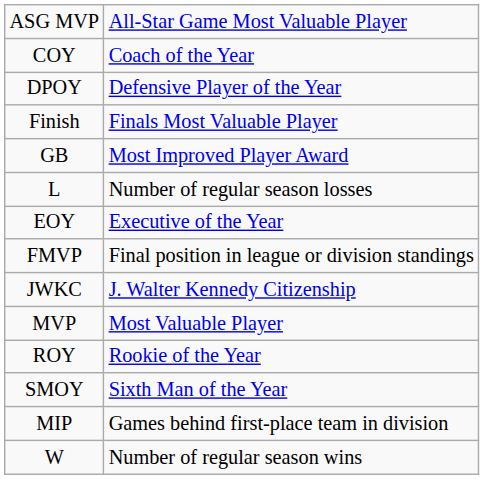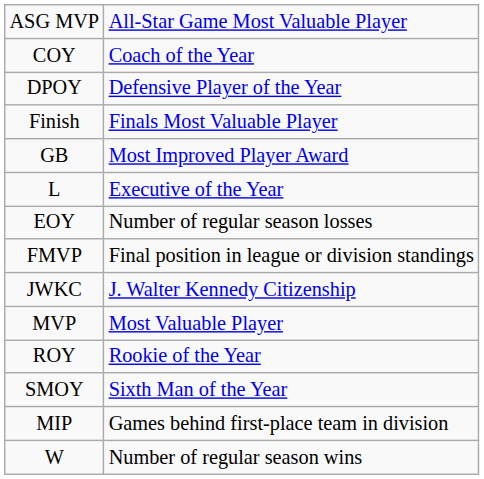(240, 189) Number of regular season losses -> (196, 189) Executive of the Year
(196, 222) Executive of the Year -> (240, 222) Number of regular season losses
